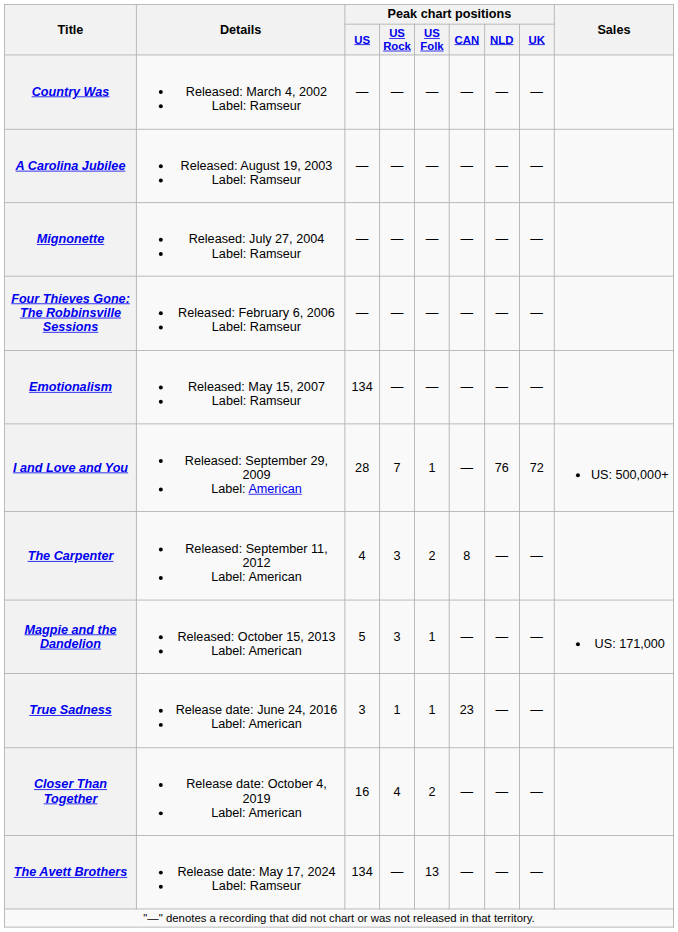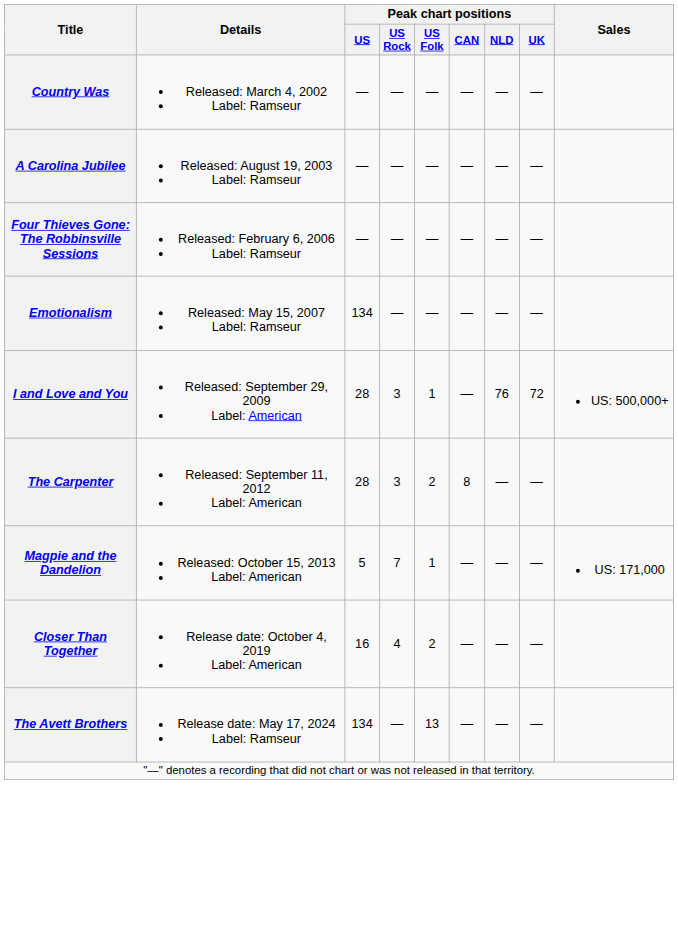- row: (71, 239)
(397, 467) 7 -> (397, 394) 3
(362, 555) 4 -> (362, 482) 28
(397, 636) 3 -> (397, 563) 7
- row: (71, 710)
